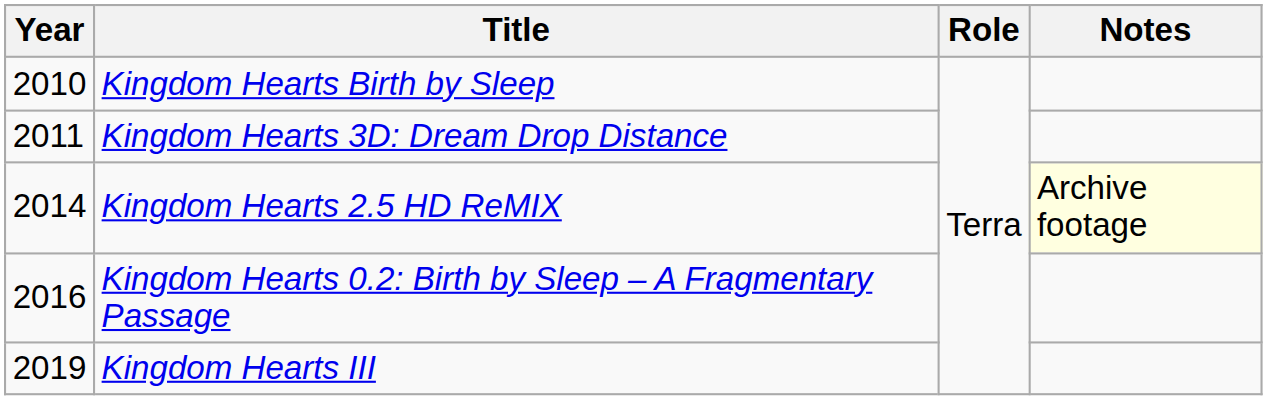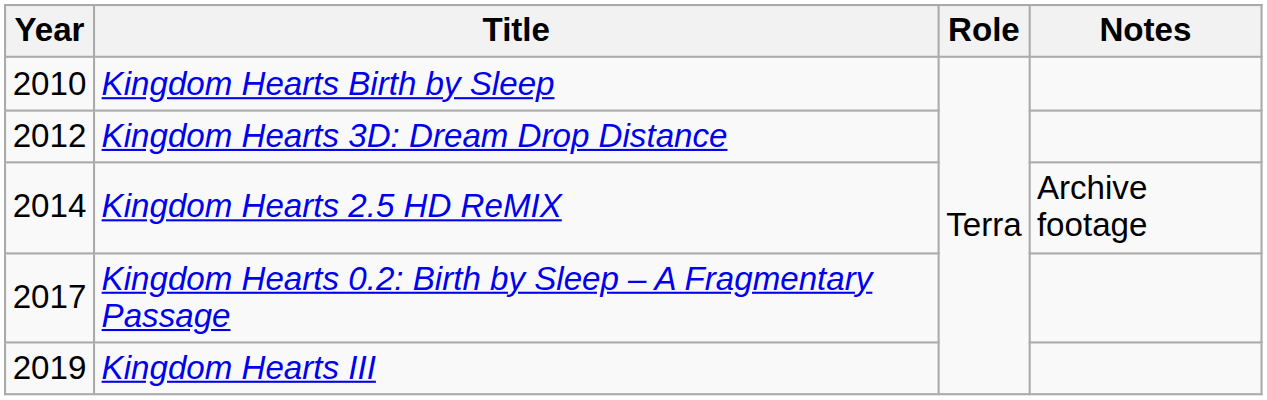(48, 135) 2011 -> (50, 135) 2012
(1092, 206) lightyellow background -> (1092, 206) no background
(50, 296) 2016 -> (50, 296) 2017
